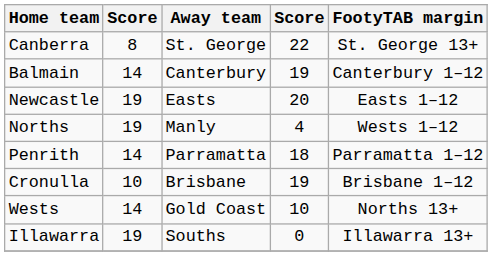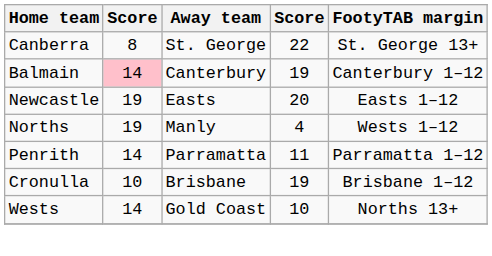(132, 73) no background -> (132, 73) pink background
(299, 155) 18 -> (299, 155) 11
- row: (54, 237)
